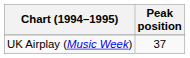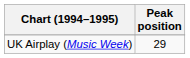(160, 44) 37 -> (160, 44) 29
